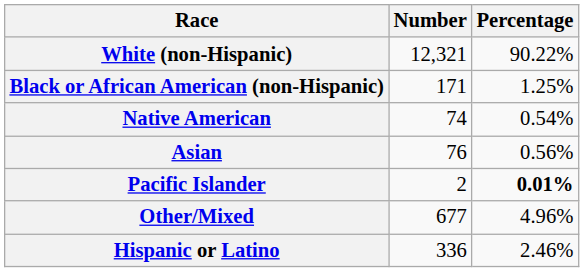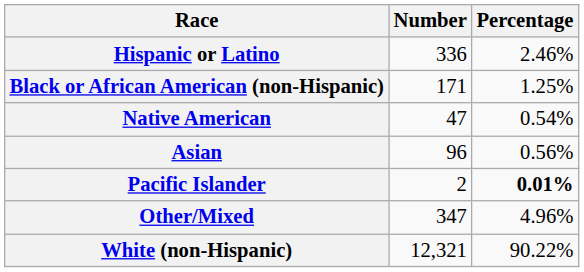rows swapped: (197, 53) <-> (197, 250)
(457, 119) 74 -> (457, 119) 47
(457, 151) 76 -> (457, 151) 96
(451, 217) 677 -> (451, 217) 347
